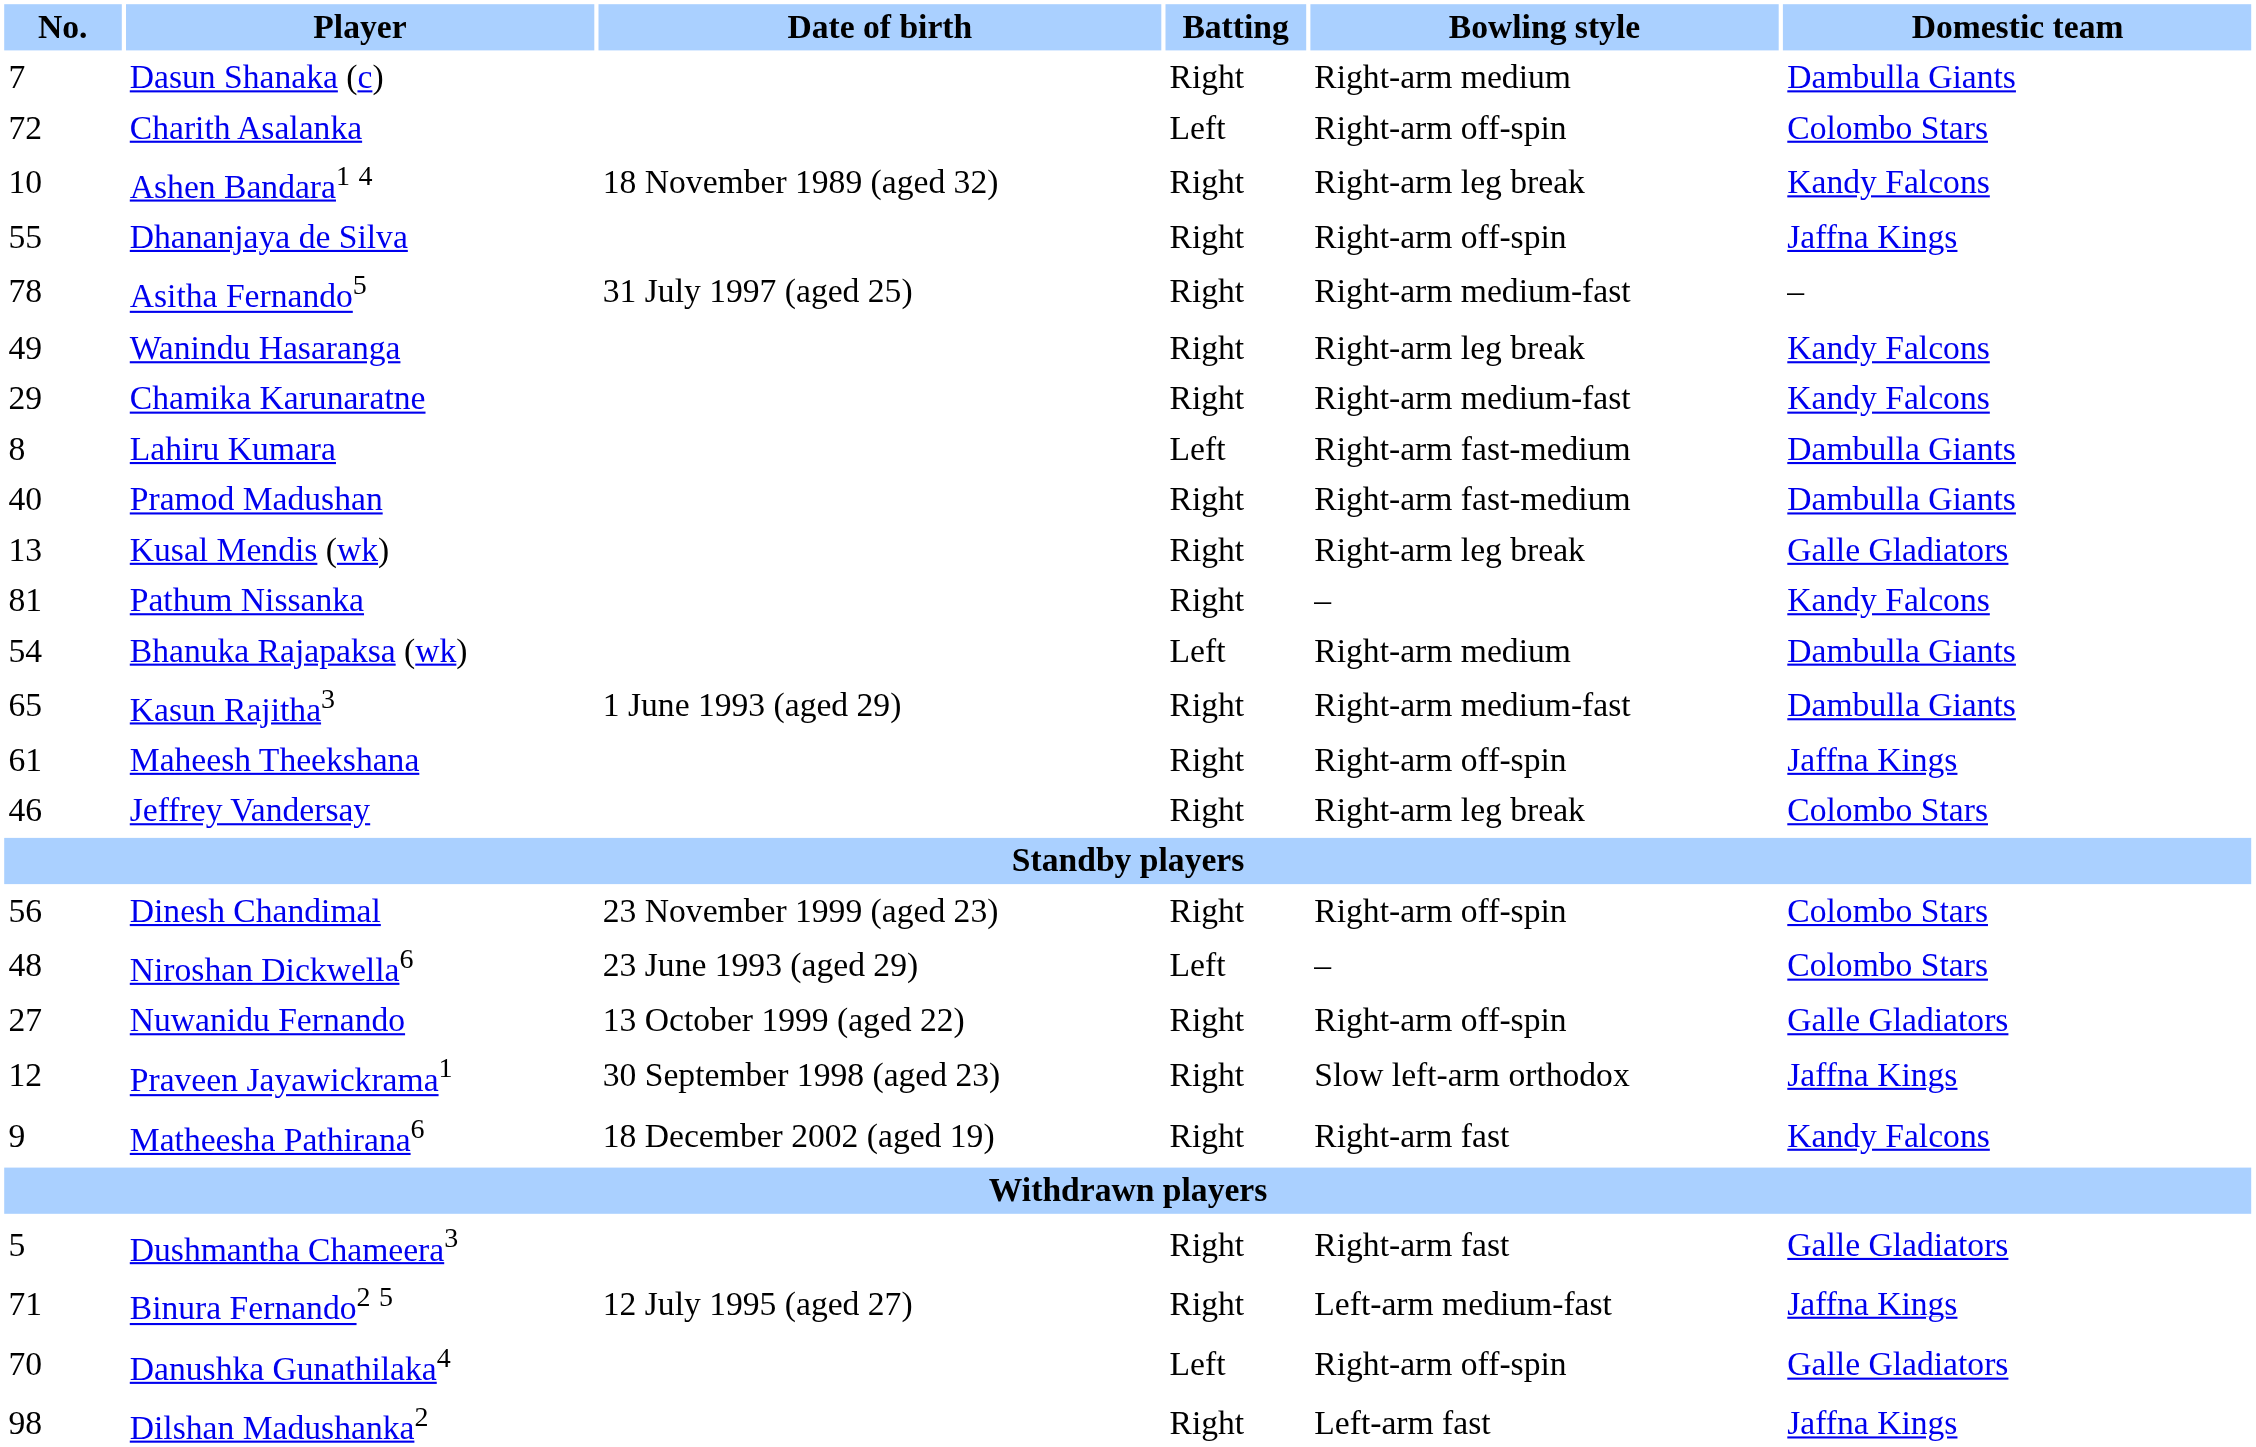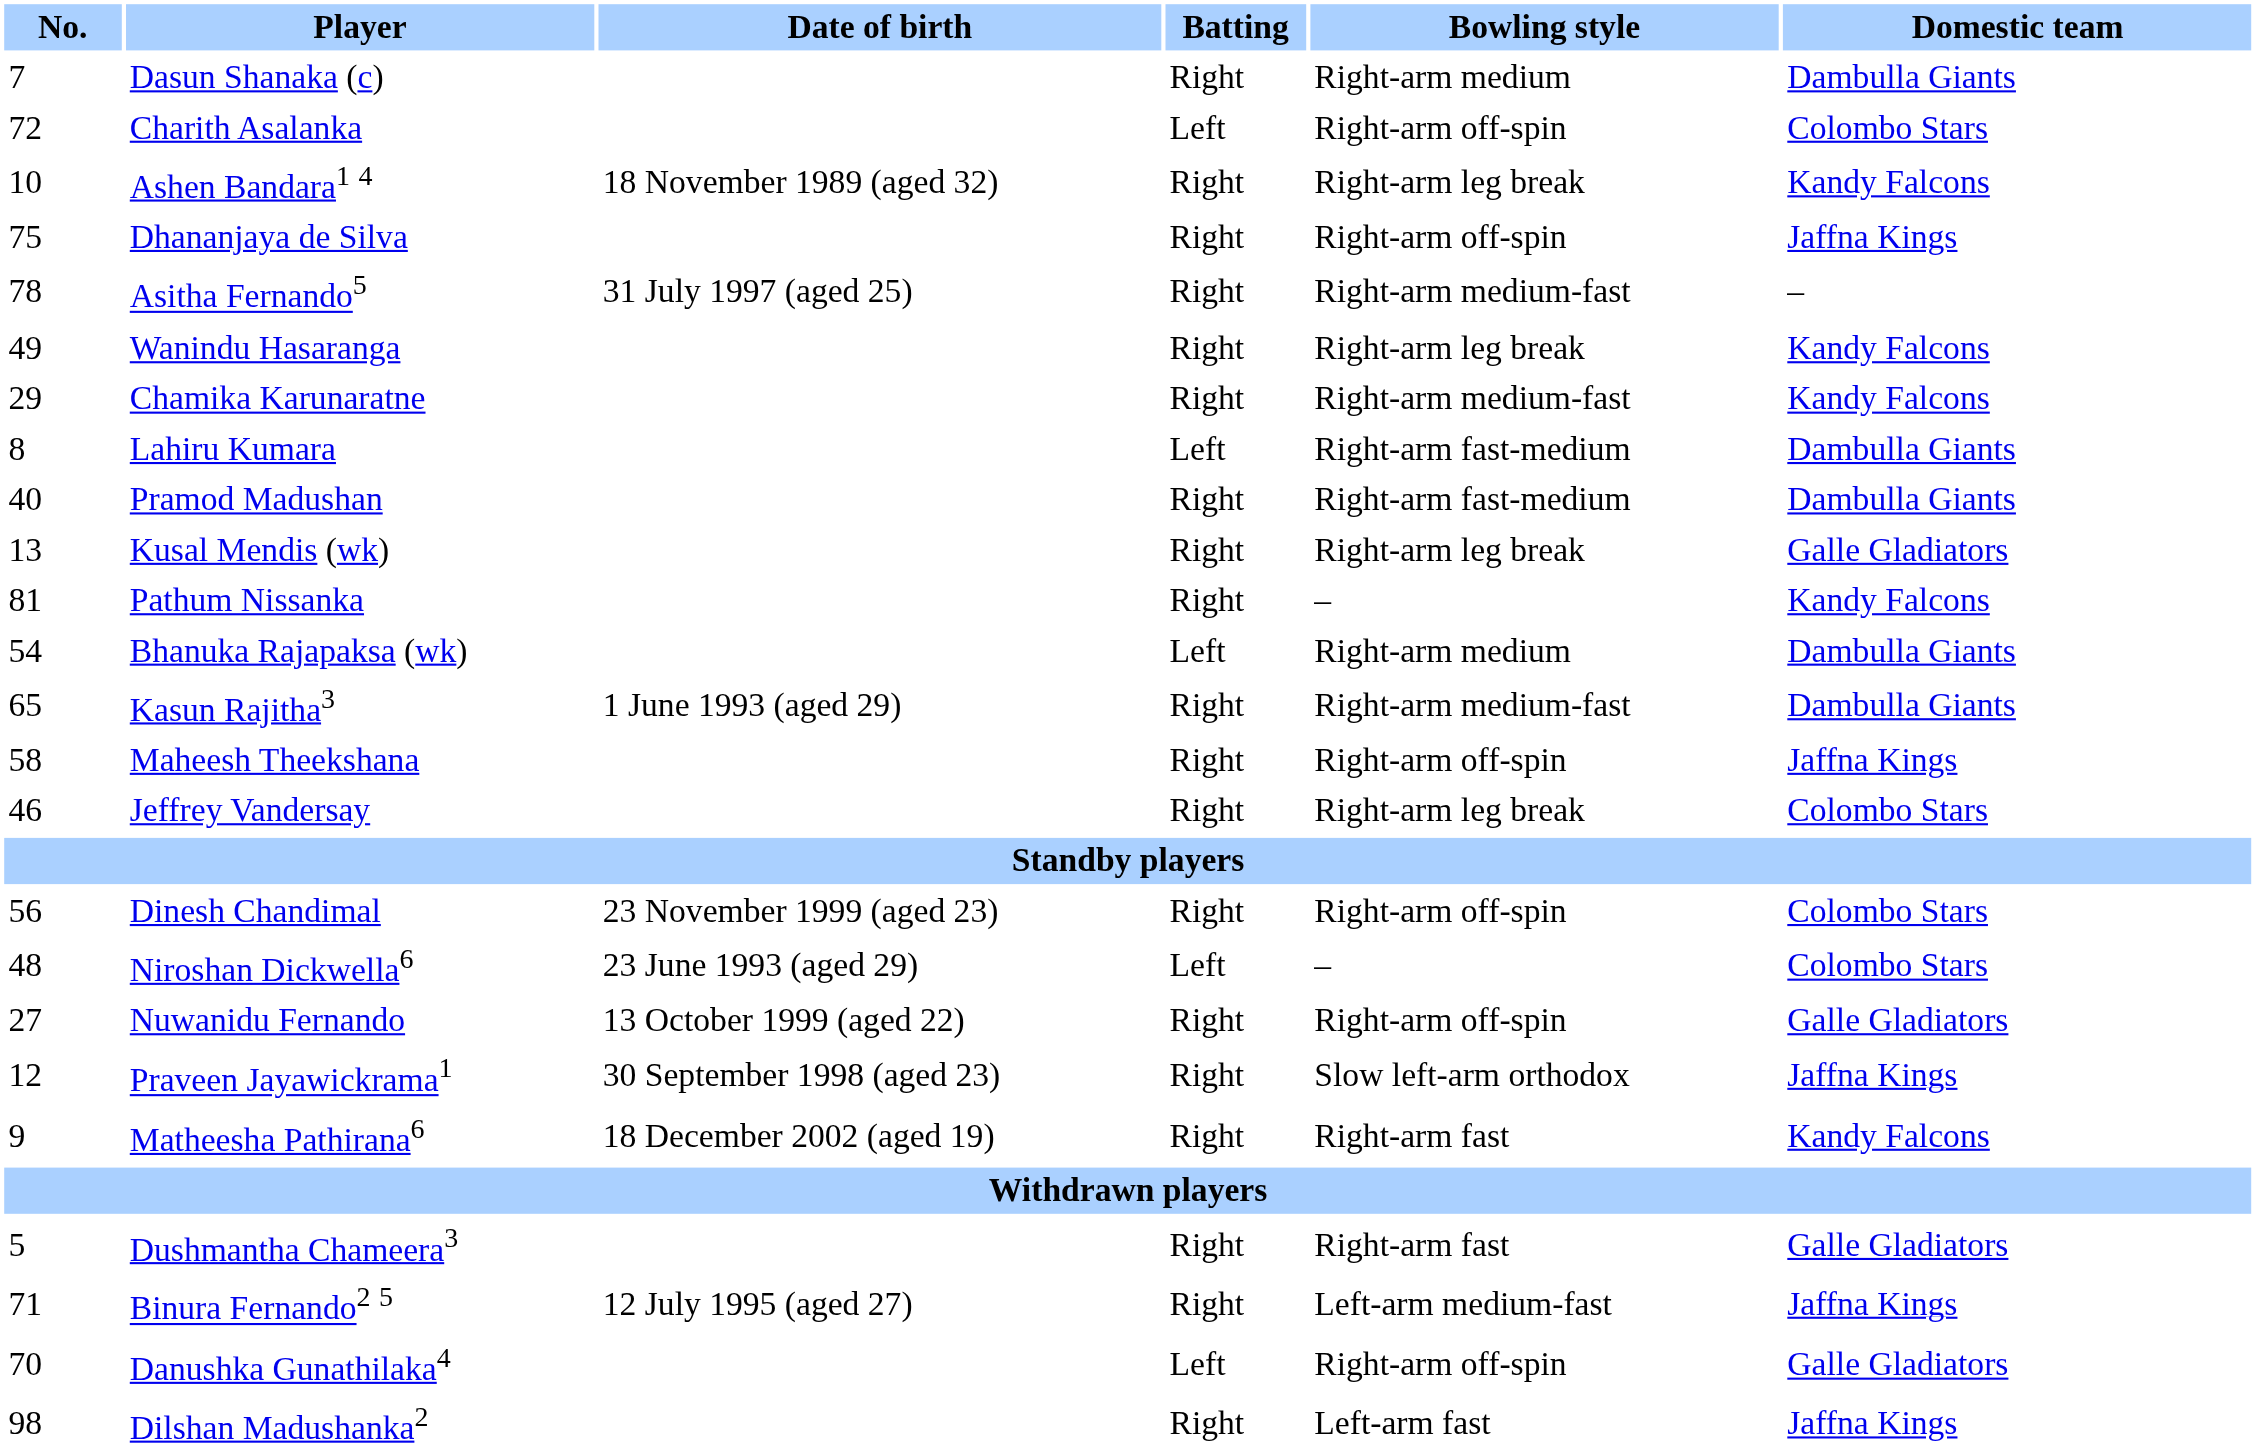(25, 237) 55 -> (25, 237) 75
(25, 759) 61 -> (25, 759) 58
